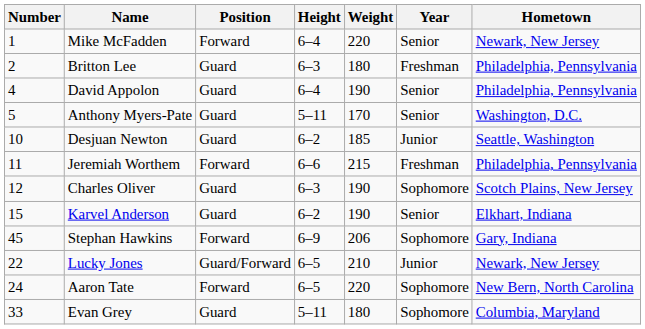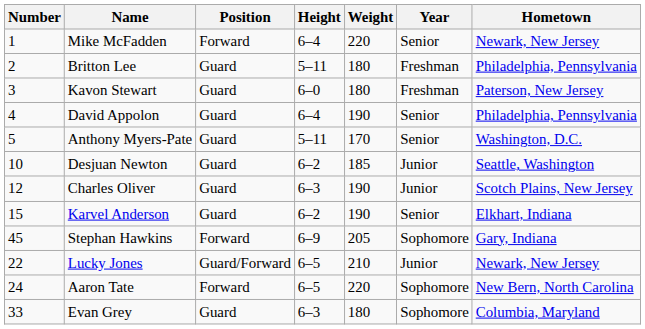(309, 66) 6–3 -> (312, 66) 5–11
+ row: (112, 90)
- row: (124, 164)
(434, 188) Sophomore -> (419, 188) Junior
(359, 238) 206 -> (359, 238) 205
(312, 311) 5–11 -> (309, 311) 6–3
